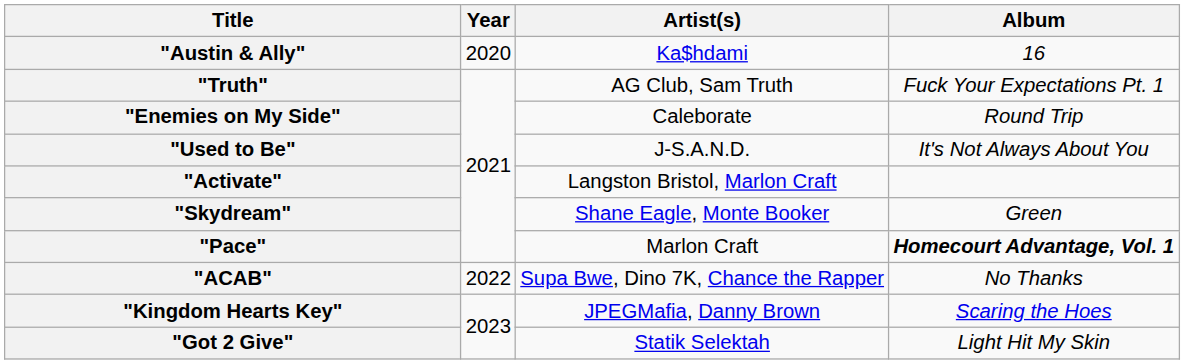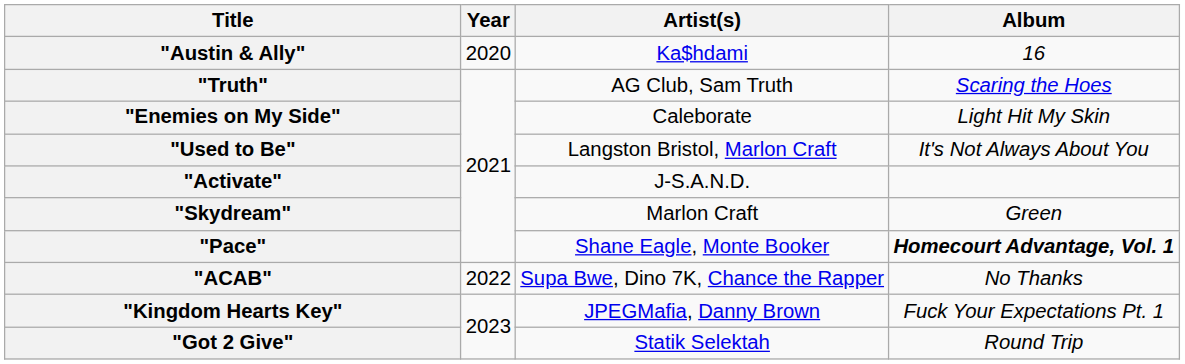(1034, 85) Fuck Your Expectations Pt. 1 -> (1034, 85) Scaring the Hoes
(1034, 117) Round Trip -> (1034, 117) Light Hit My Skin
(702, 149) J-S.A.N.D. -> (702, 149) Langston Bristol, Marlon Craft
(702, 181) Langston Bristol, Marlon Craft -> (702, 181) J-S.A.N.D.
(702, 213) Shane Eagle, Monte Booker -> (702, 213) Marlon Craft
(702, 246) Marlon Craft -> (702, 246) Shane Eagle, Monte Booker
(1034, 310) Scaring the Hoes -> (1034, 310) Fuck Your Expectations Pt. 1
(1034, 342) Light Hit My Skin -> (1034, 342) Round Trip
